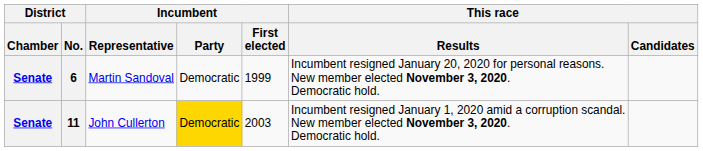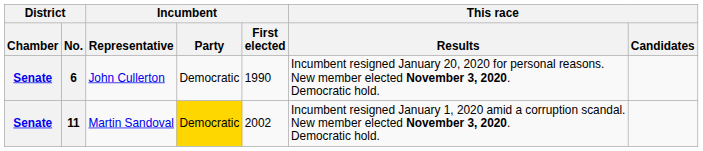(131, 78) Martin Sandoval -> (127, 78) John Cullerton
(258, 78) 1999 -> (258, 78) 1990
(127, 123) John Cullerton -> (131, 123) Martin Sandoval
(258, 123) 2003 -> (258, 123) 2002
